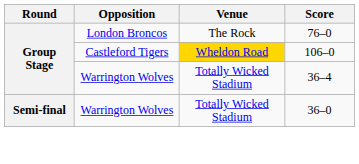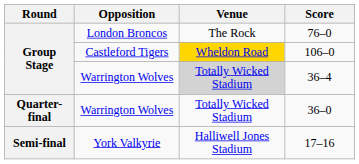(232, 77) no background -> (232, 77) lightgrey background
(39, 110) Semi-final -> (39, 110) Quarter-final
+ row: (320, 142)
